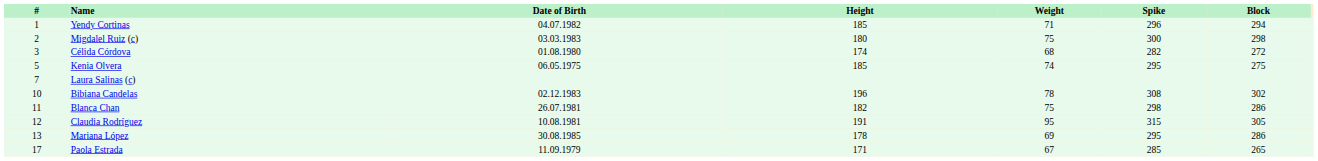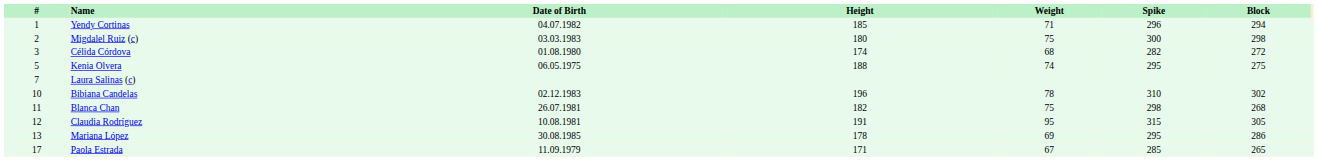(860, 66) 185 -> (860, 66) 188
(1154, 94) 308 -> (1154, 94) 310
(1258, 108) 286 -> (1258, 108) 268
